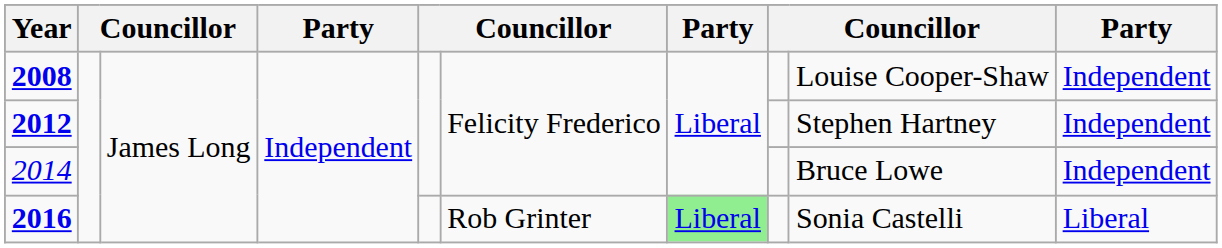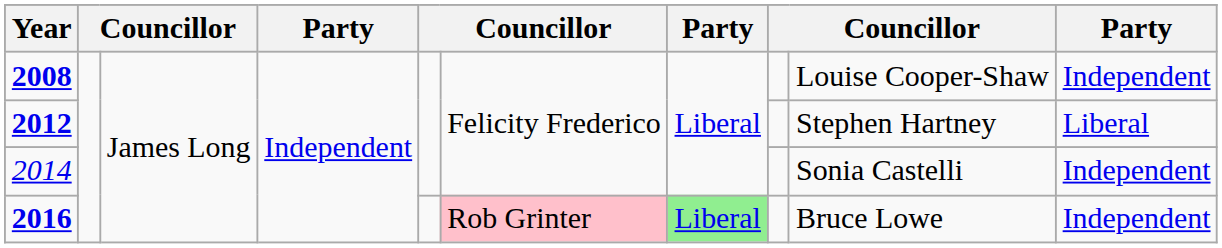(1137, 123) Independent -> (1106, 123) Liberal
(870, 170) Bruce Lowe -> (880, 170) Sonia Castelli
(519, 218) no background -> (519, 218) pink background
(880, 218) Sonia Castelli -> (870, 218) Bruce Lowe
(1106, 218) Liberal -> (1137, 218) Independent
